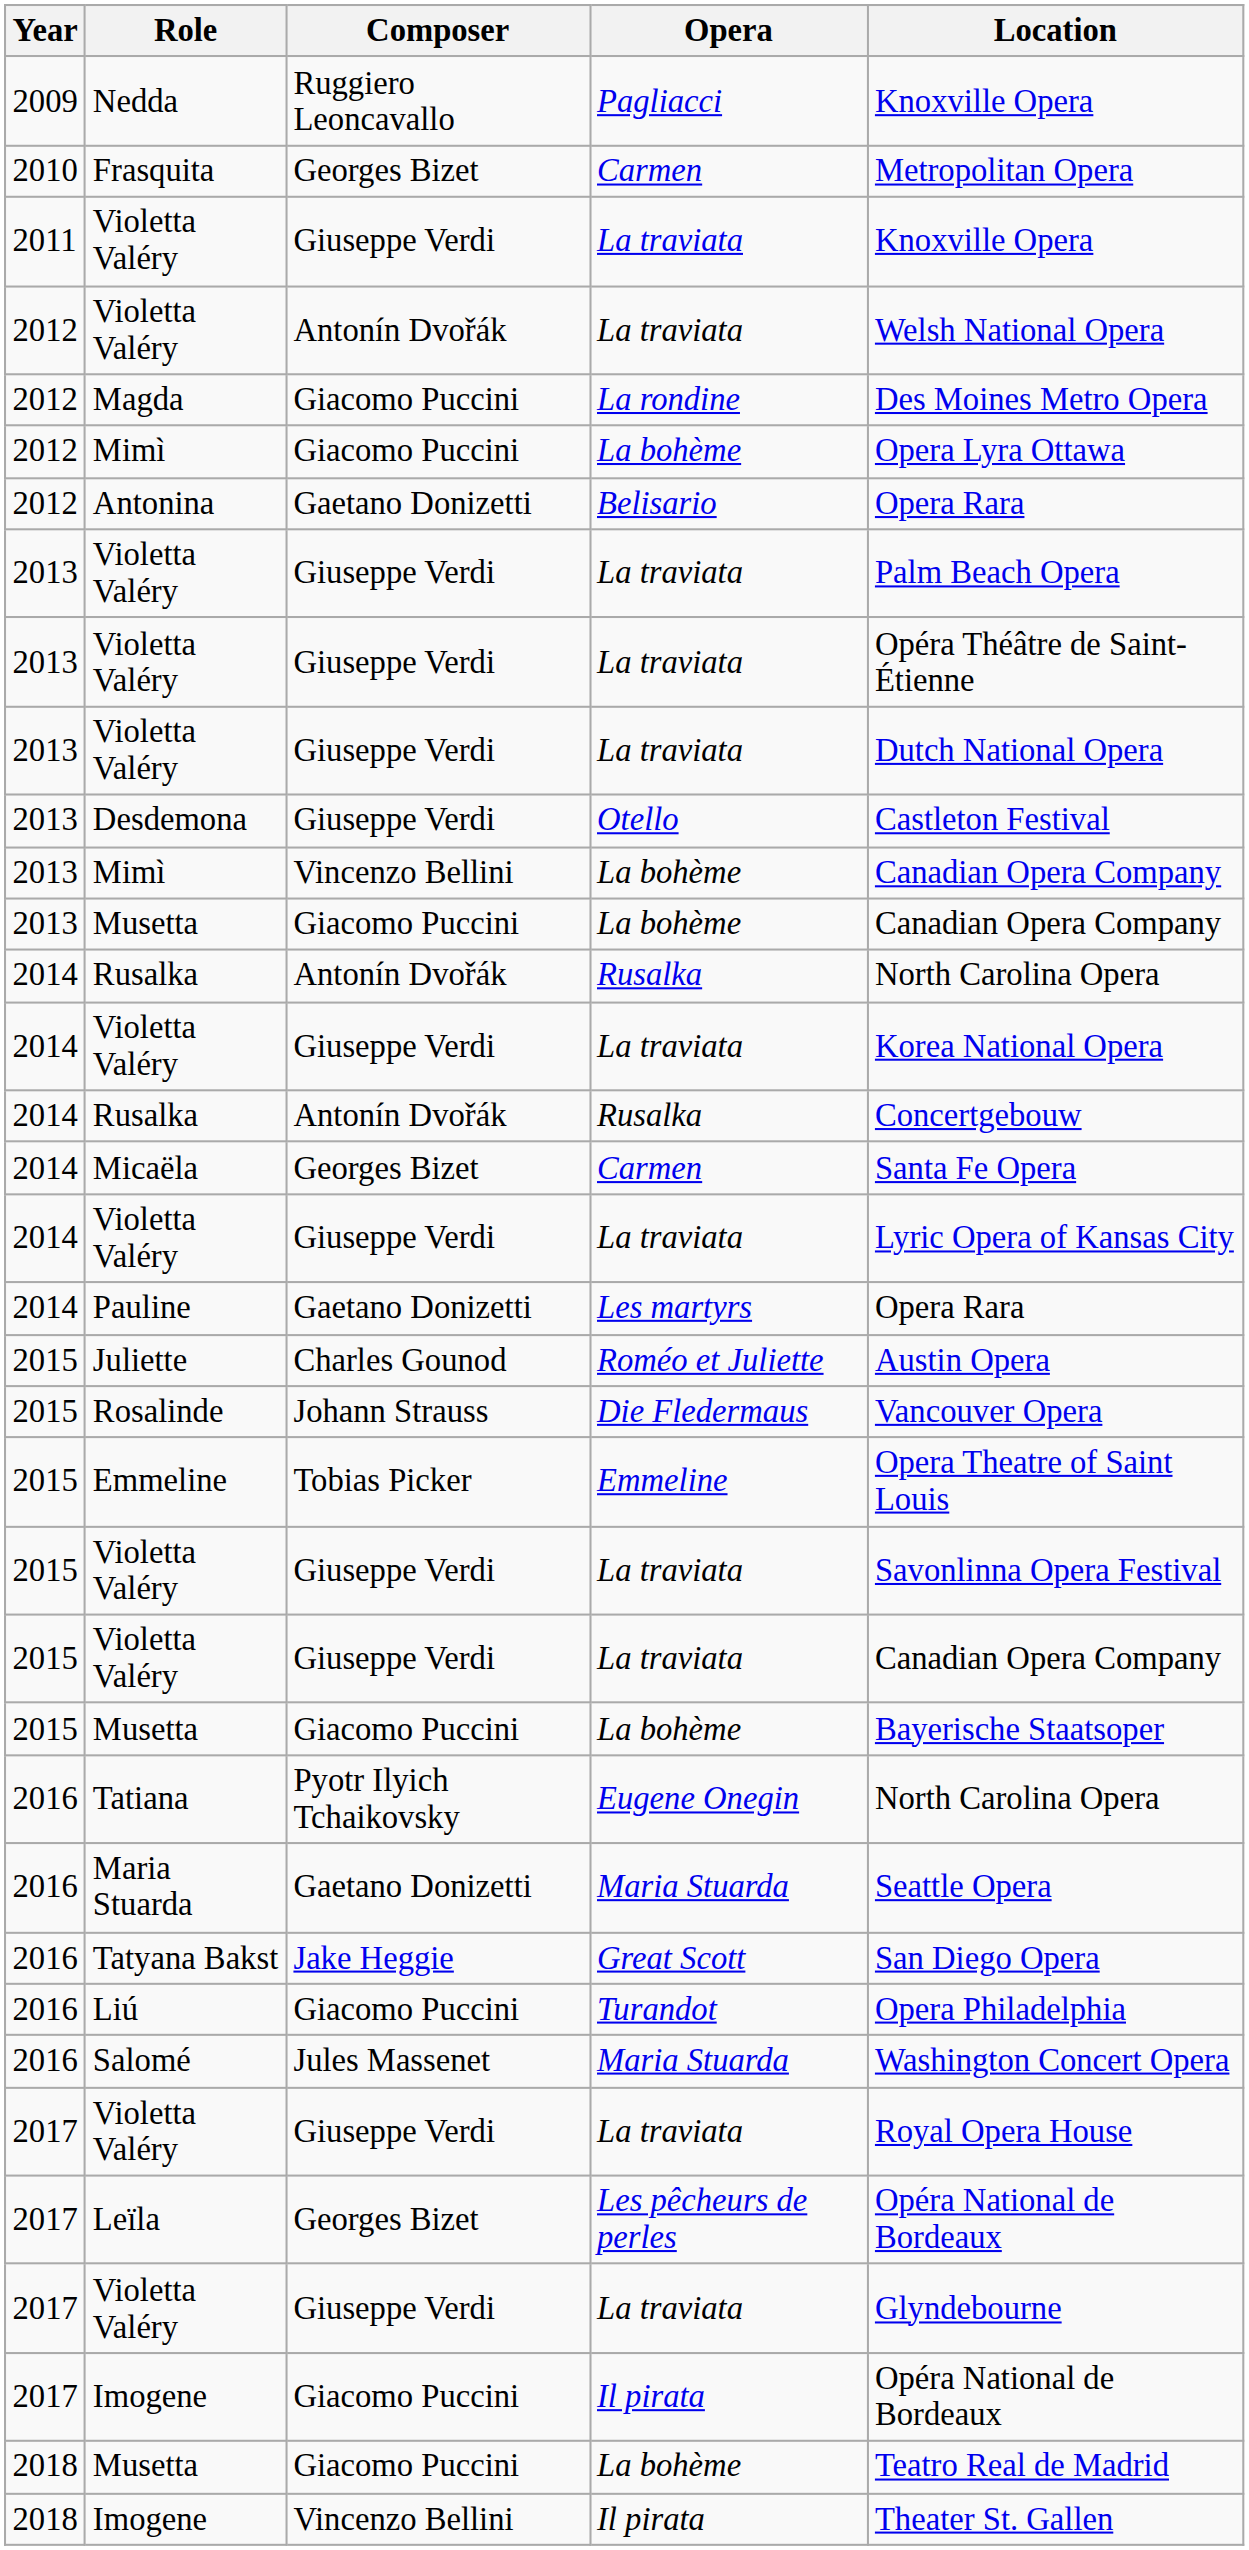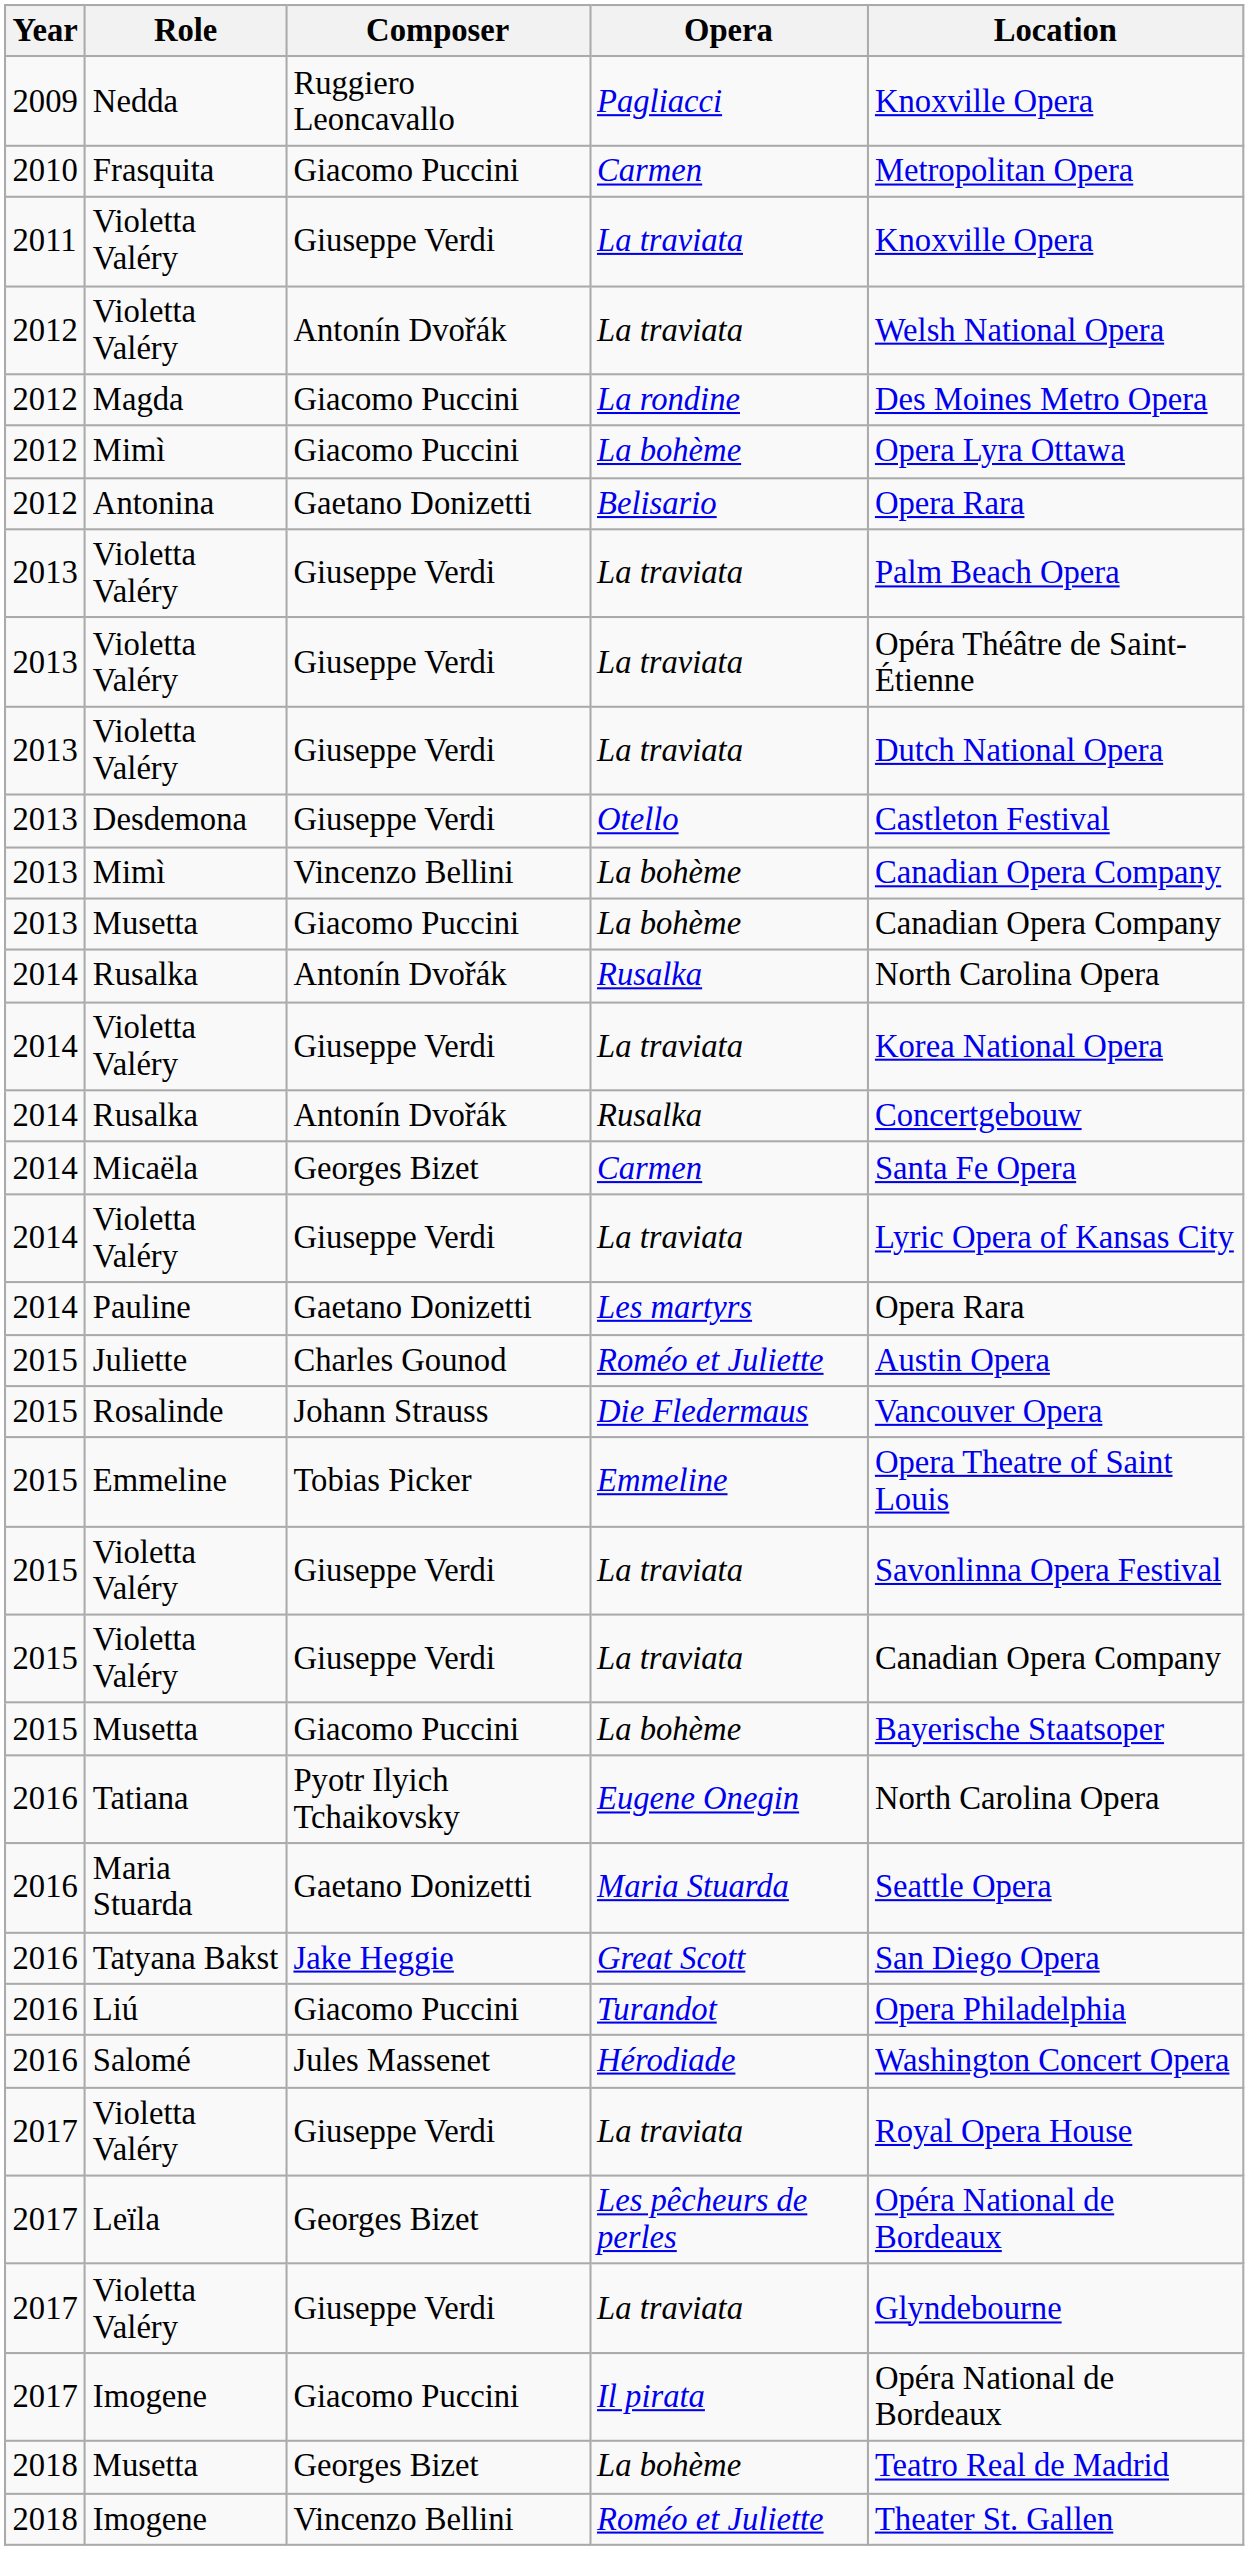(386, 170) Georges Bizet -> (406, 170) Giacomo Puccini
(693, 2060) Maria Stuarda -> (666, 2060) Hérodiade
(406, 2466) Giacomo Puccini -> (386, 2466) Georges Bizet
(651, 2518) Il pirata -> (710, 2518) Roméo et Juliette
